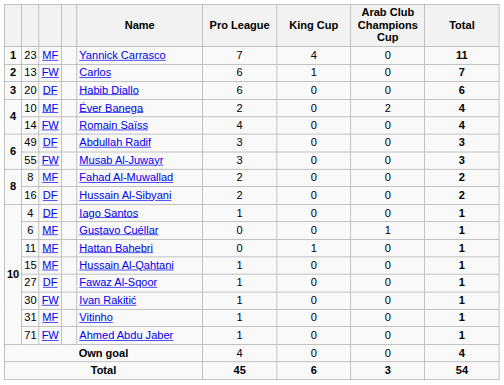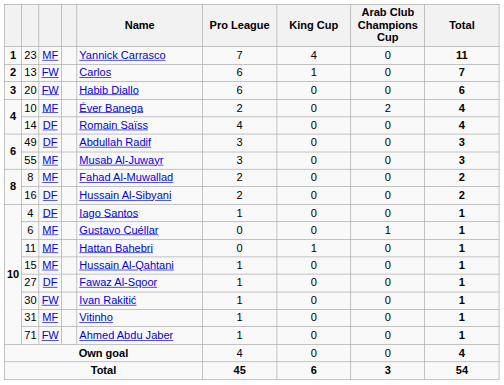(50, 90) DF -> (50, 90) FW
(50, 125) FW -> (50, 125) DF
(50, 160) FW -> (50, 160) MF
